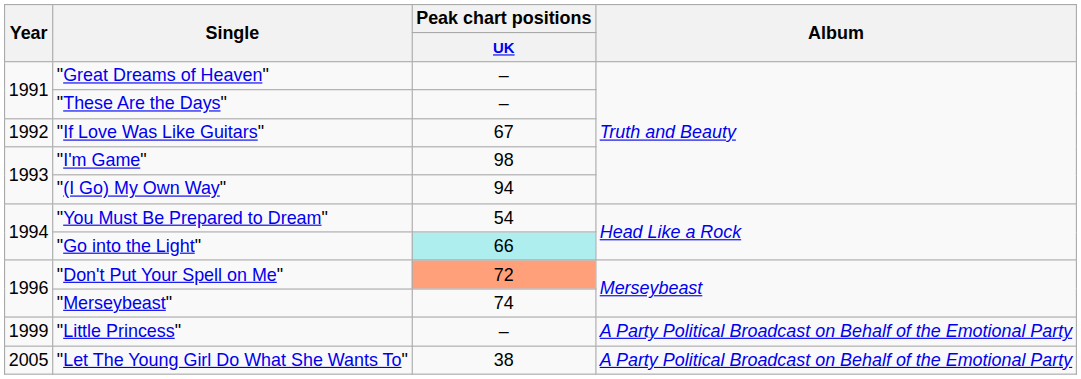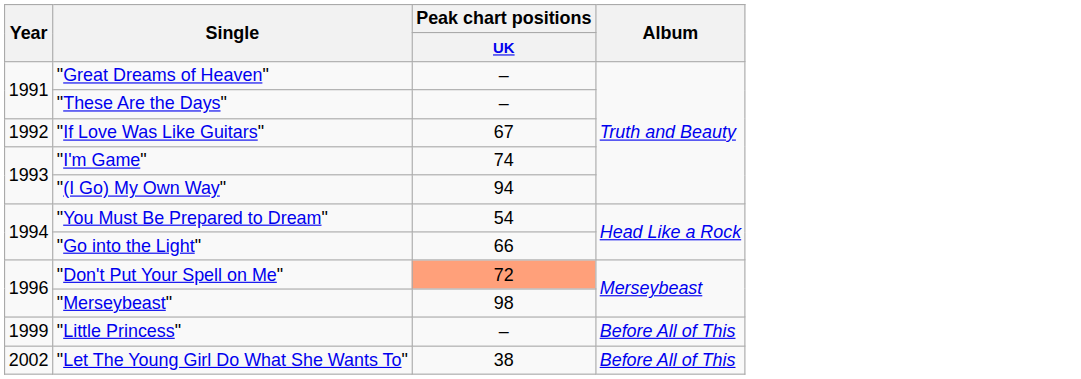(504, 160) 98 -> (504, 160) 74
(504, 246) paleturquoise background -> (504, 246) no background
(504, 302) 74 -> (504, 302) 98
(836, 331) A Party Political Broadcast on Behalf of the Emotional Party -> (668, 331) Before All of This
(29, 359) 2005 -> (29, 359) 2002
(836, 359) A Party Political Broadcast on Behalf of the Emotional Party -> (668, 359) Before All of This
